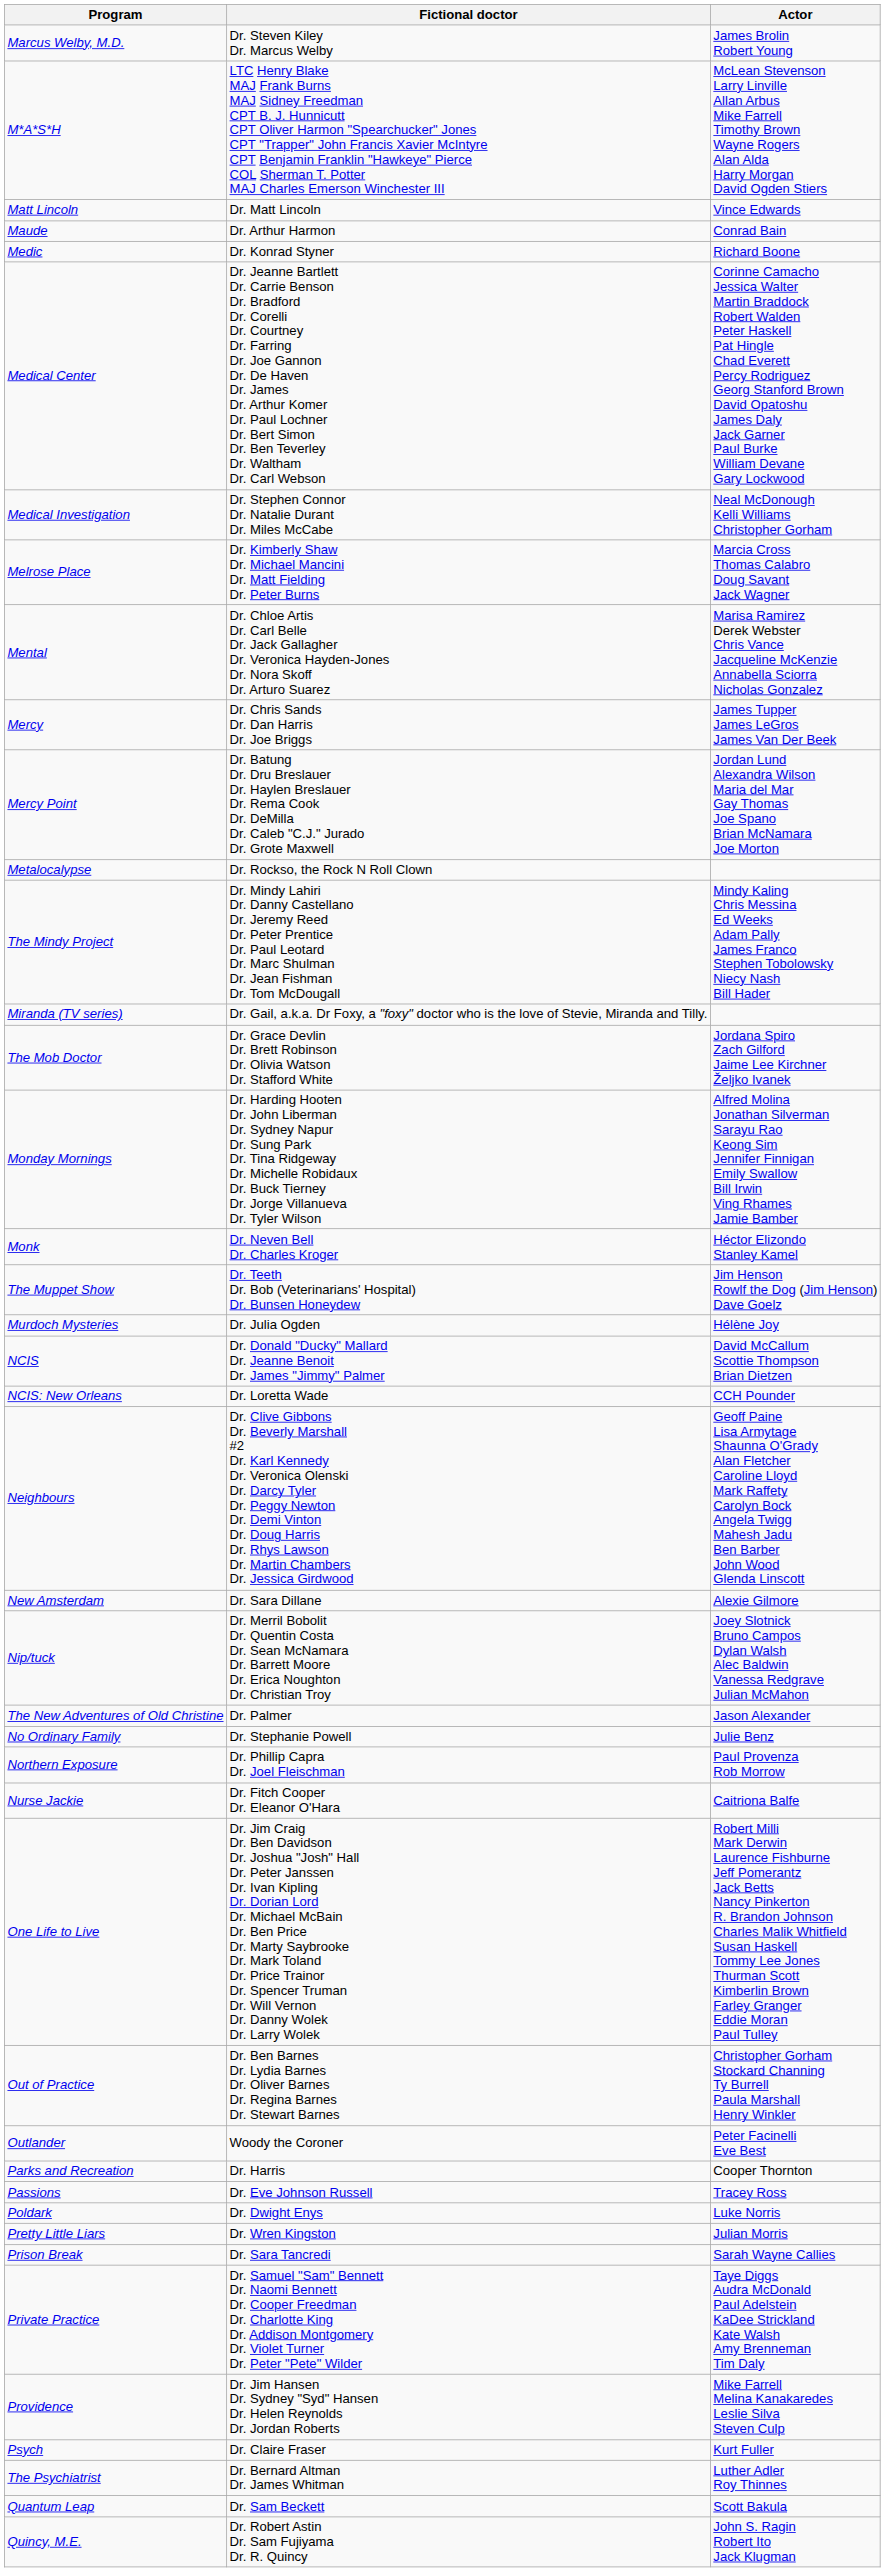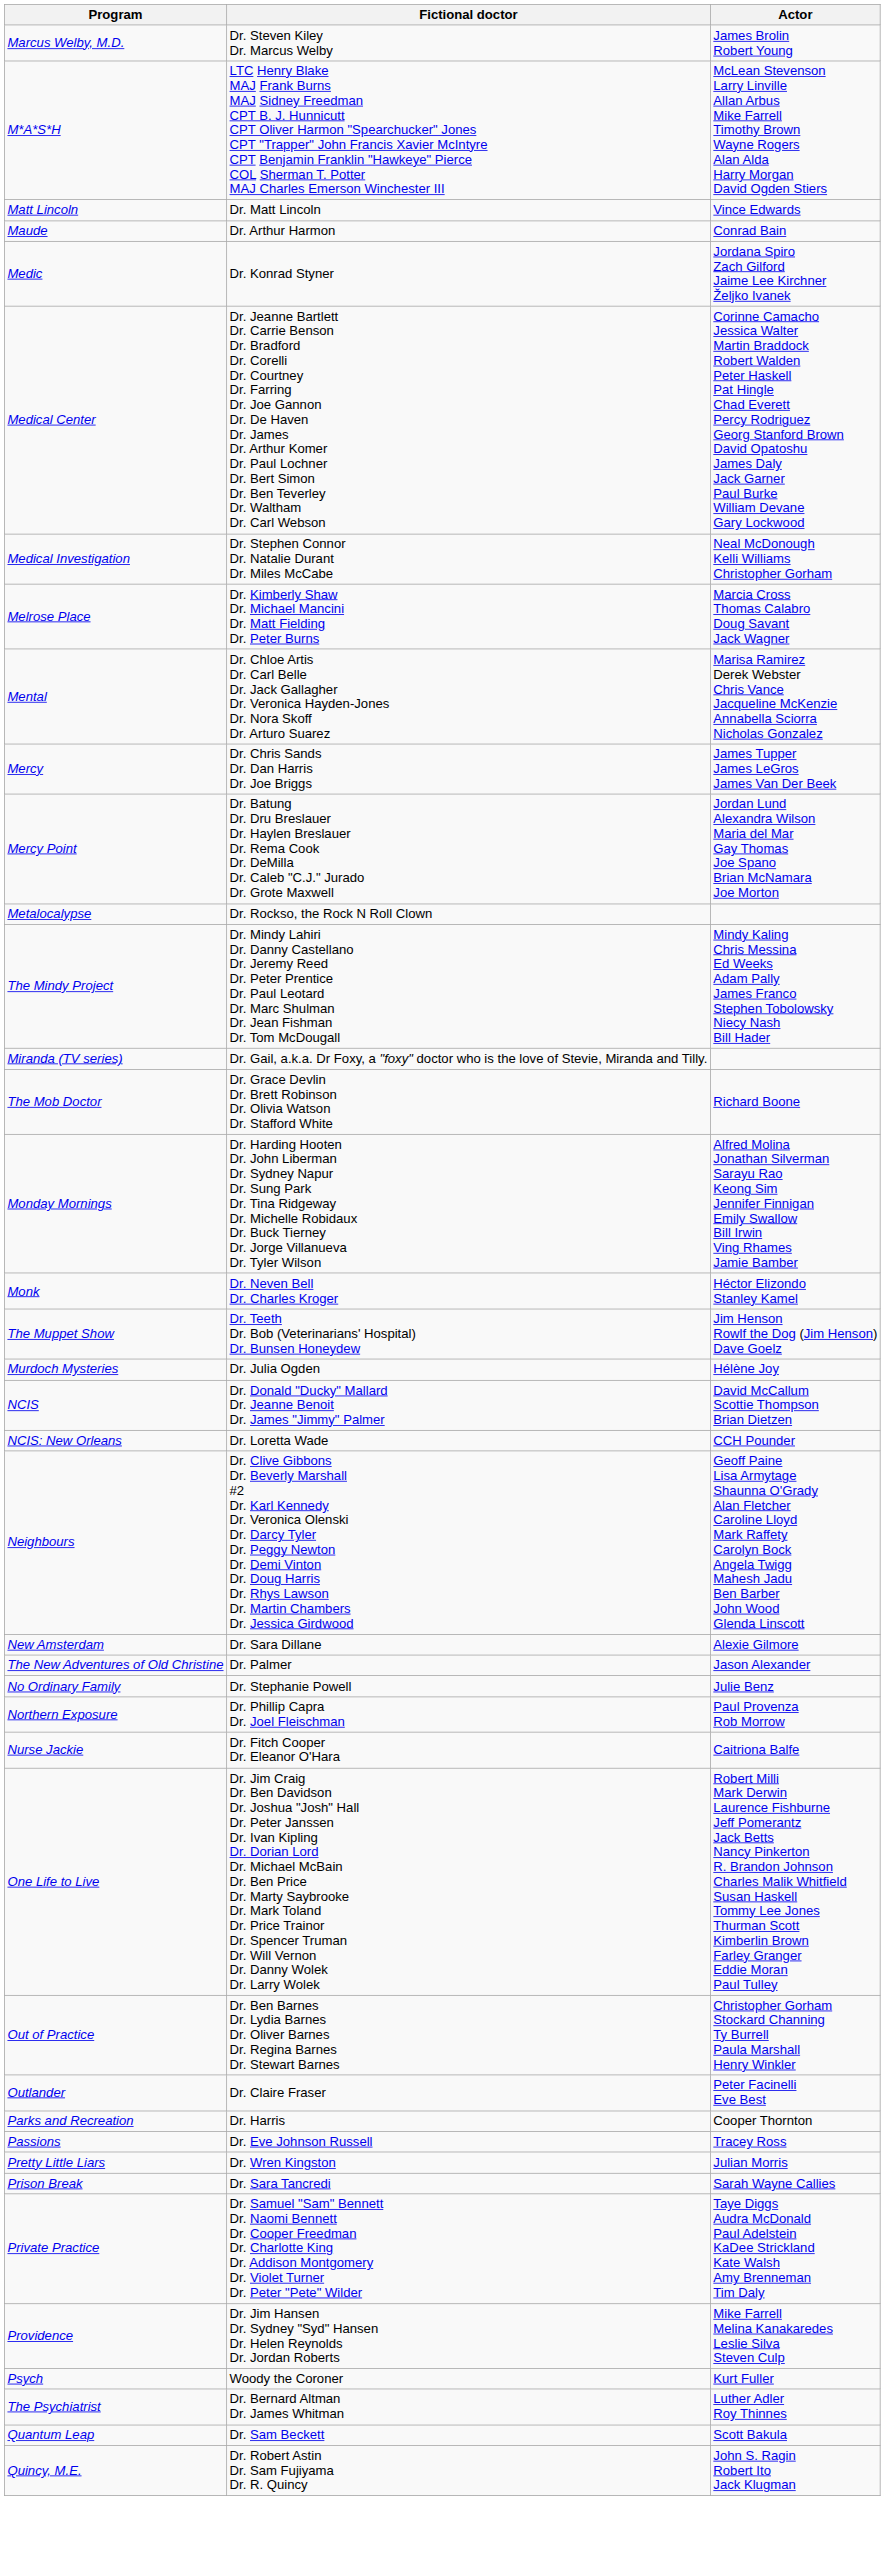(757, 251) Richard Boone -> (770, 273) Jordana Spiro Zach Gilford Jaime Lee Kirchner Željko Ivanek
(770, 1057) Jordana Spiro Zach Gilford Jaime Lee Kirchner Željko Ivanek -> (757, 1101) Richard Boone
- row: (31, 1658)
(286, 2143) Woody the Coroner -> (278, 2092) Dr. Claire Fraser
- row: (30, 2213)
(278, 2449) Dr. Claire Fraser -> (286, 2378) Woody the Coroner
